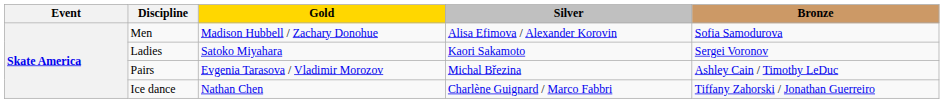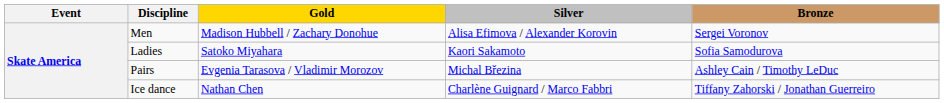(739, 32) Sofia Samodurova -> (731, 32) Sergei Voronov
(731, 51) Sergei Voronov -> (739, 51) Sofia Samodurova
